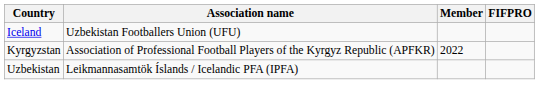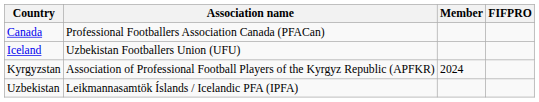+ row: (25, 32)
(452, 50) 2022 -> (452, 69) 2024
